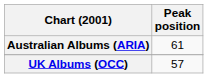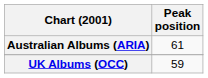(177, 63) 57 -> (177, 63) 59
